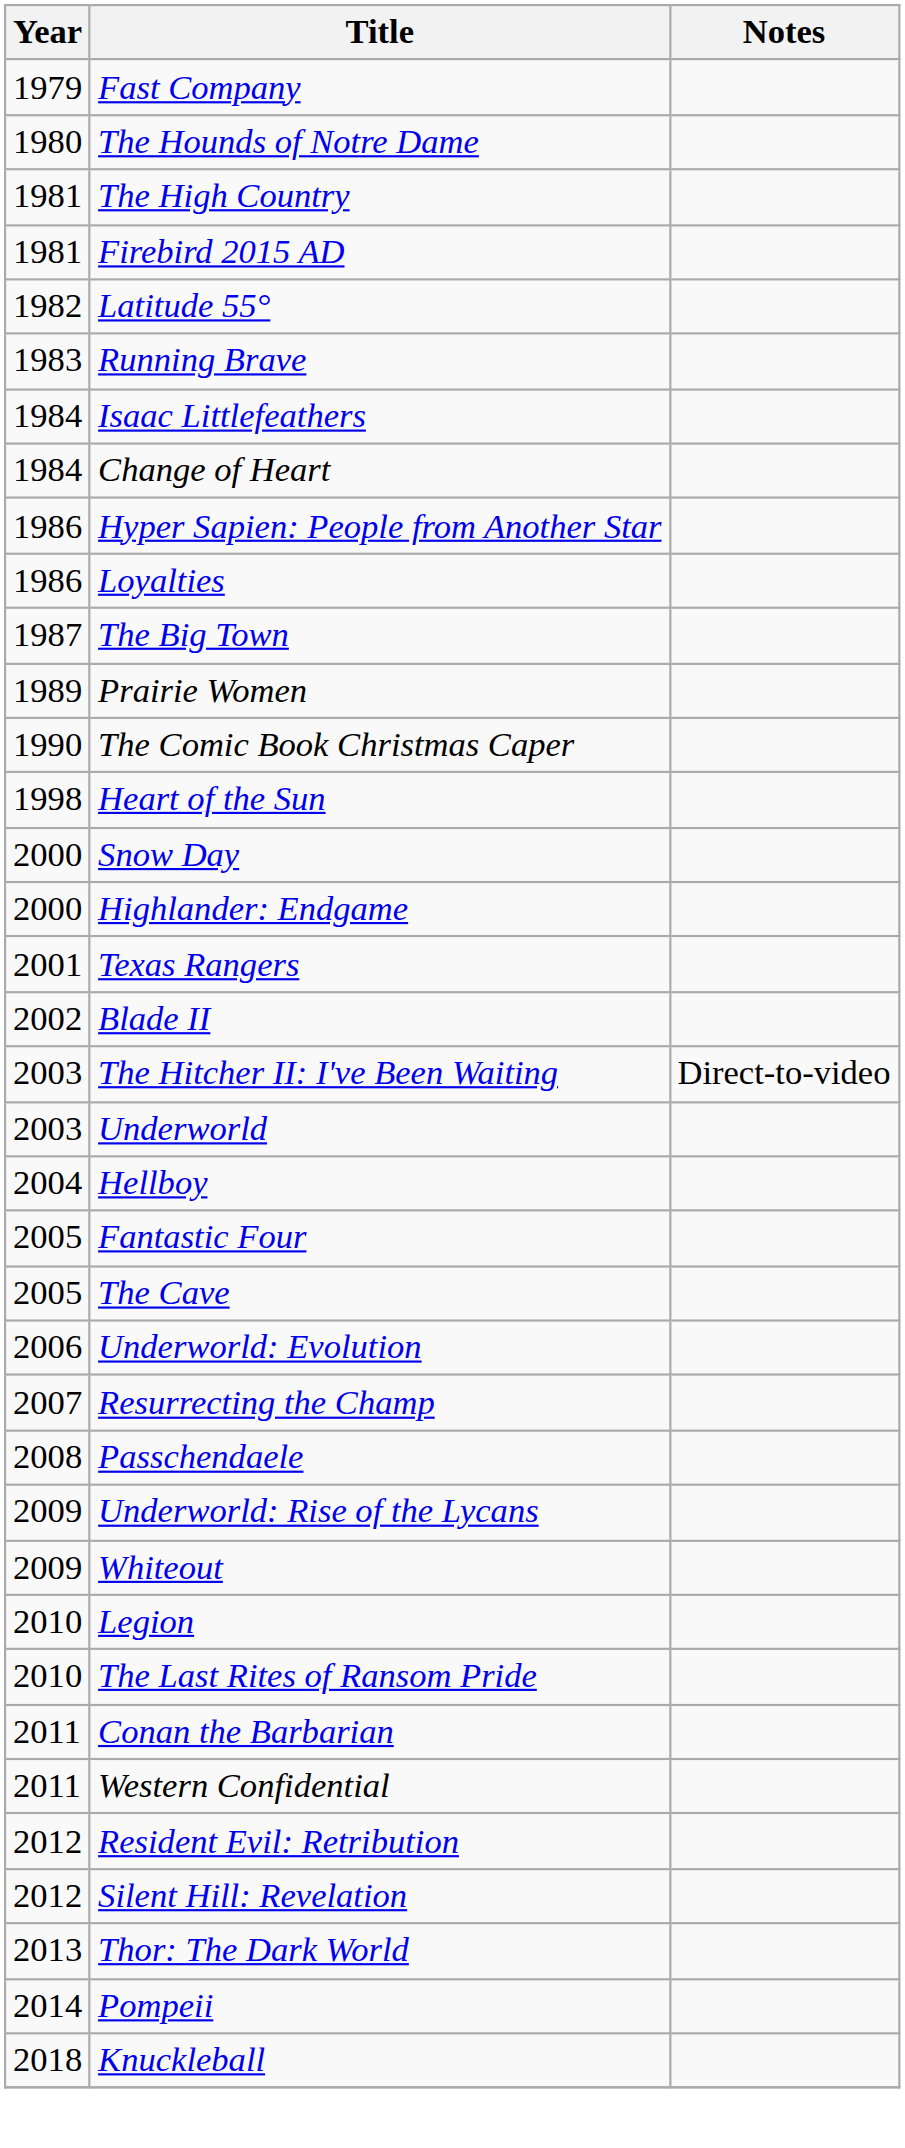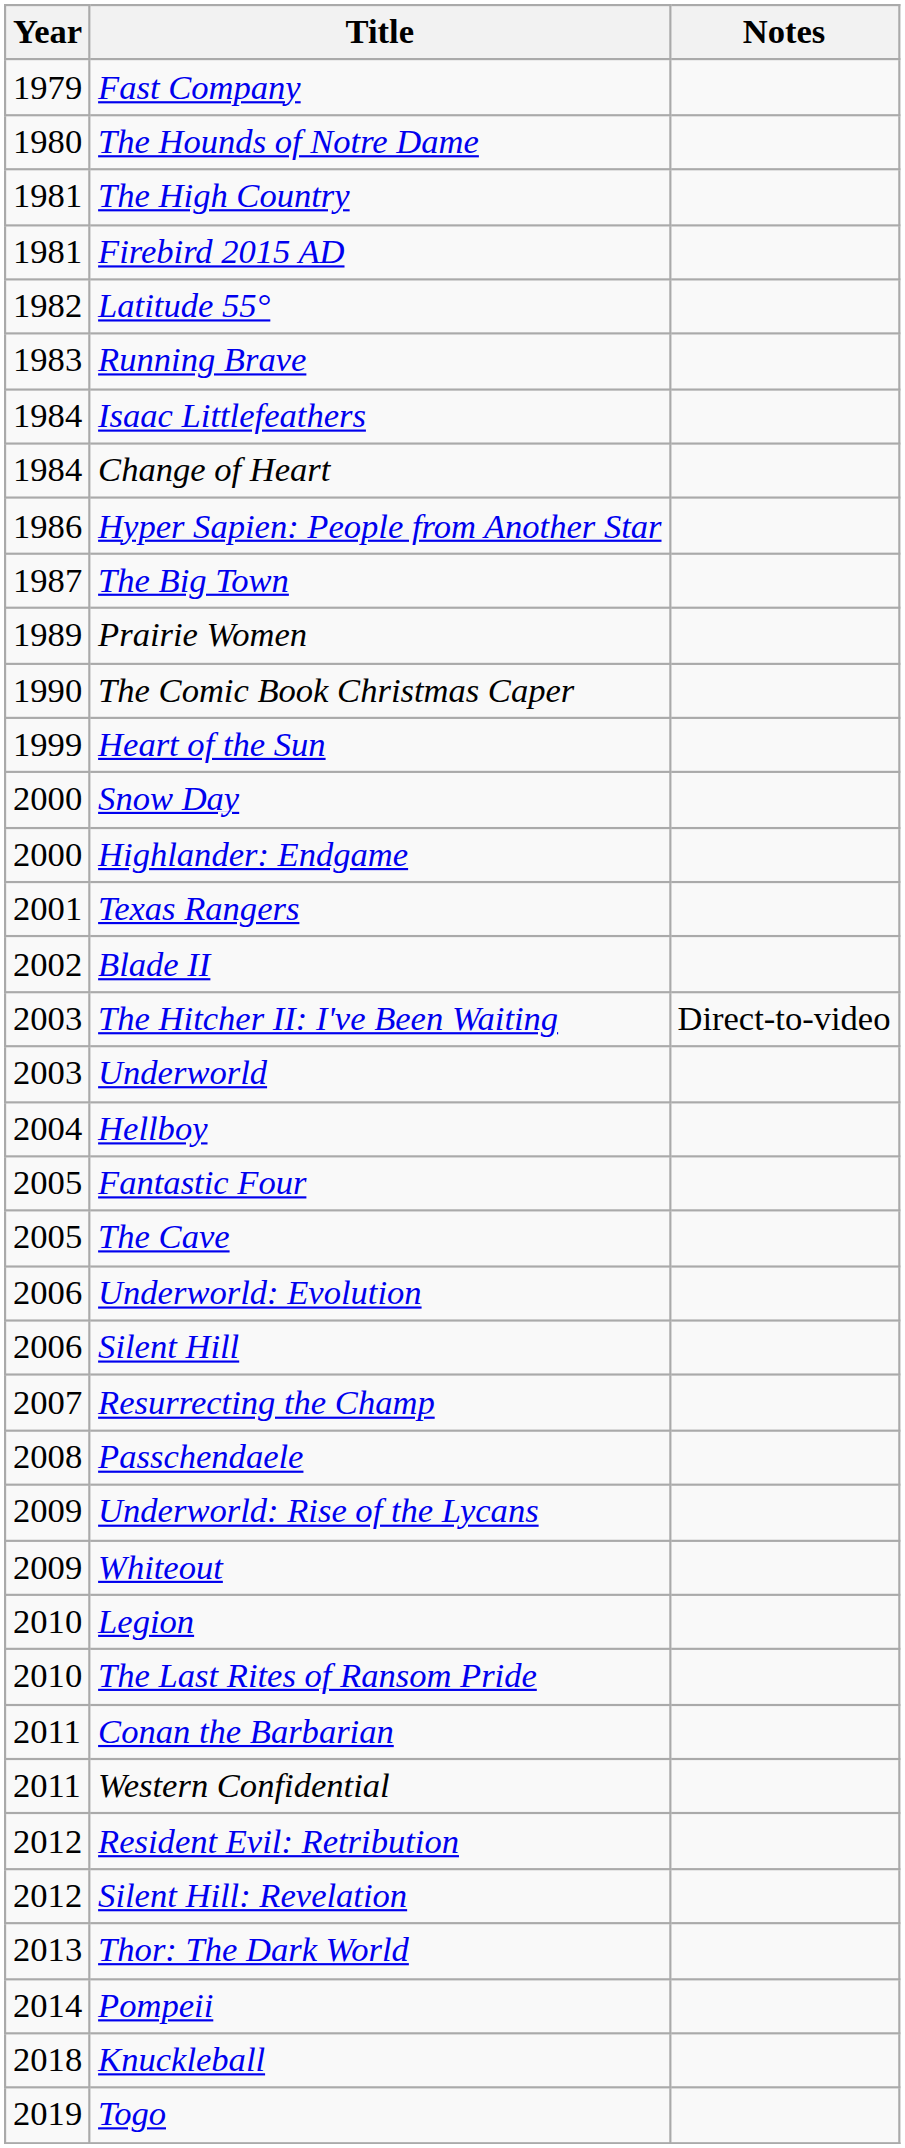- row: (161, 580)
(48, 799) 1998 -> (48, 744) 1999
+ row: (169, 1347)
+ row: (132, 2114)
